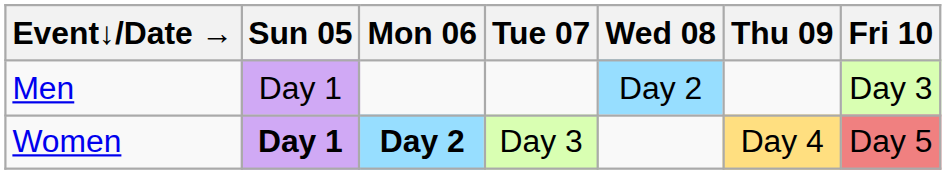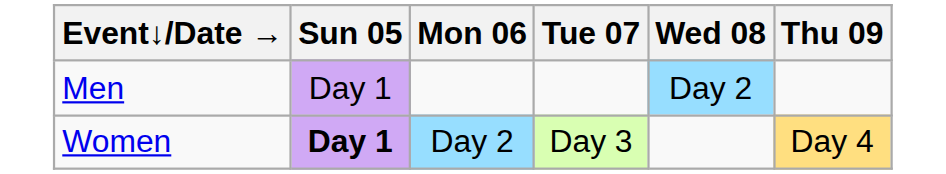- column: (891, 32)
(422, 142) bold -> (472, 142) normal
